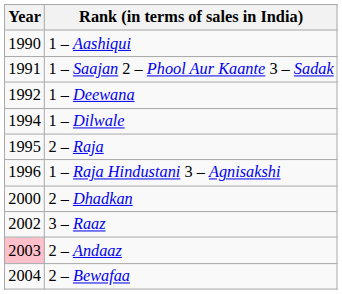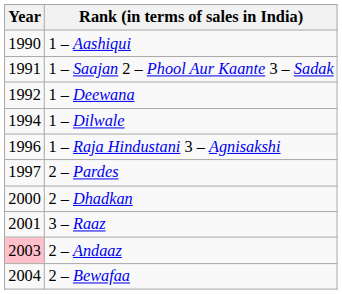- row: (76, 146)
+ row: (83, 172)
(25, 224) 2002 -> (25, 224) 2001
